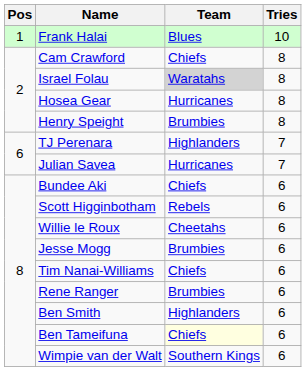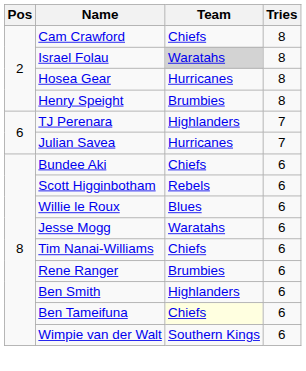- row: (73, 36)
(197, 228) Cheetahs -> (185, 206) Blues
(196, 249) Brumbies -> (197, 228) Waratahs
